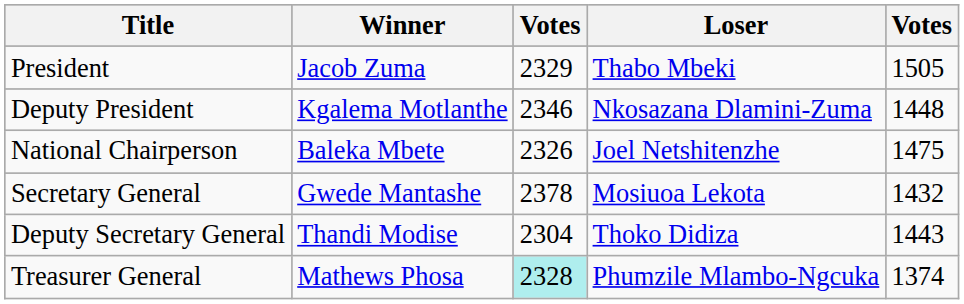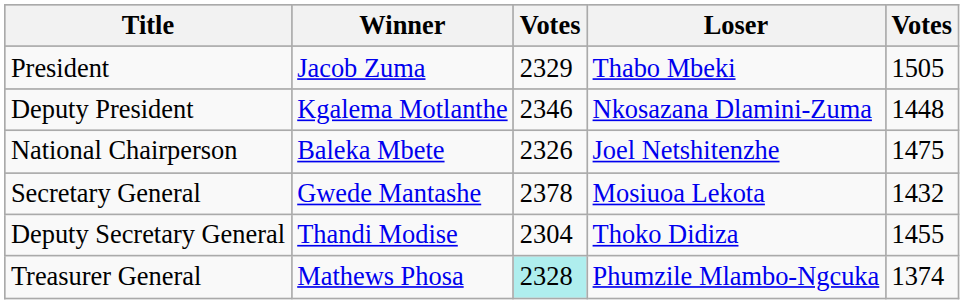(918, 234) 1443 -> (918, 234) 1455
